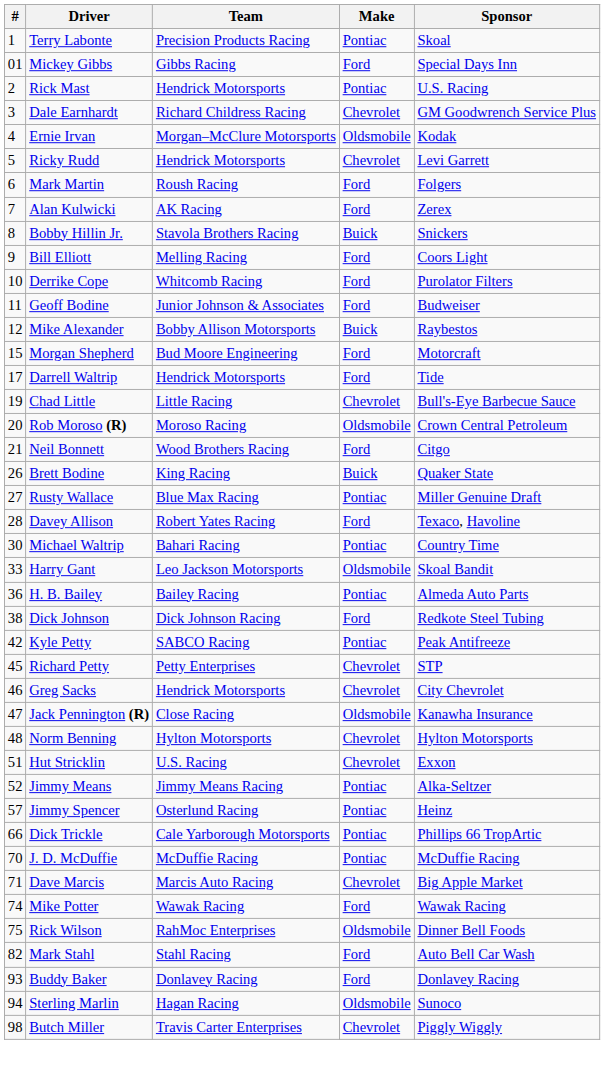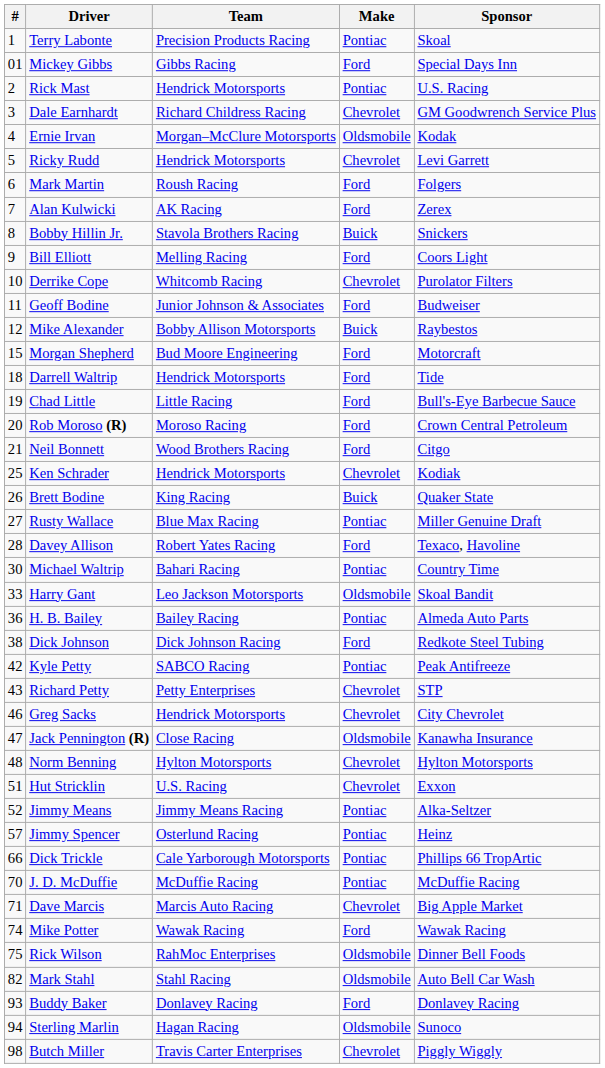(356, 281) Ford -> (371, 281) Chevrolet
(15, 377) 17 -> (15, 377) 18
(371, 401) Chevrolet -> (356, 401) Ford
(377, 425) Oldsmobile -> (356, 425) Ford
+ row: (69, 473)
(15, 666) 45 -> (15, 690) 43
(356, 955) Ford -> (377, 979) Oldsmobile
